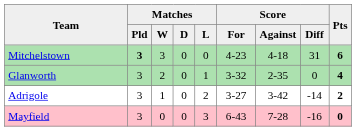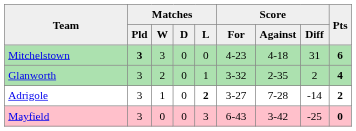(315, 75) 0 -> (315, 75) 2
(206, 95) normal -> (206, 95) bold
(278, 95) 3-42 -> (278, 95) 7-28
(278, 116) 7-28 -> (278, 116) 3-42
(314, 116) -16 -> (314, 116) -25
